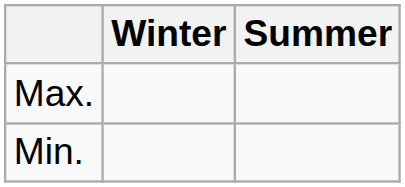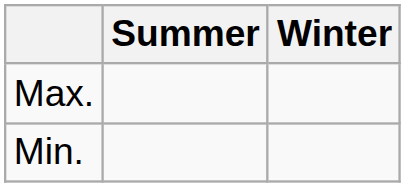columns swapped: (318, 33) <-> (169, 33)
